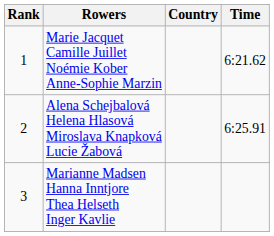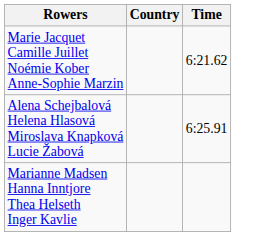- column: (24, 15)
